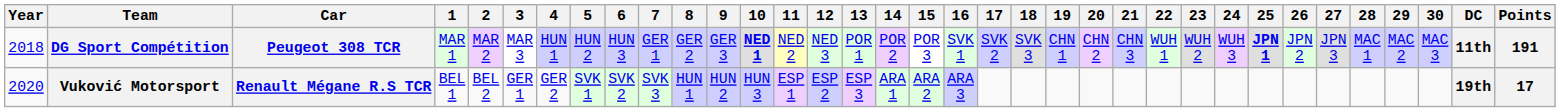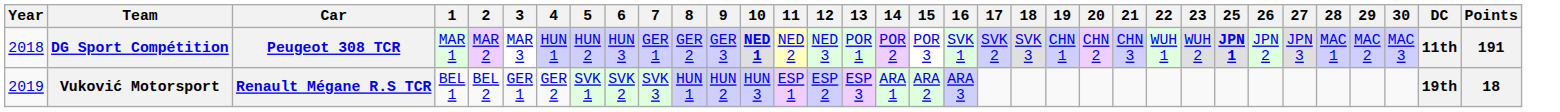- column: (1232, 16)
(26, 87) 2020 -> (26, 87) 2019
(1525, 87) 17 -> (1491, 87) 18
